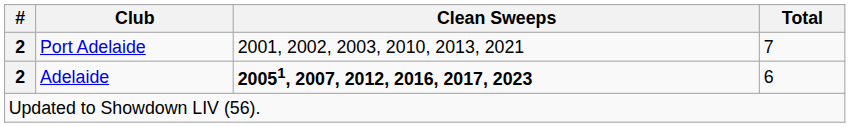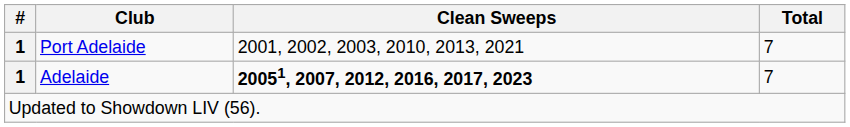(20, 46) 2 -> (20, 46) 1
(20, 77) 2 -> (20, 77) 1
(769, 77) 6 -> (769, 77) 7
